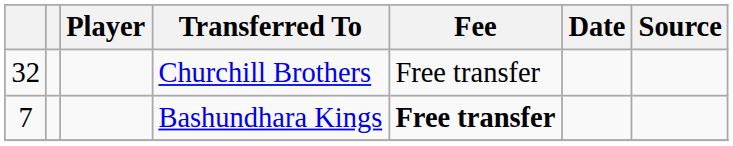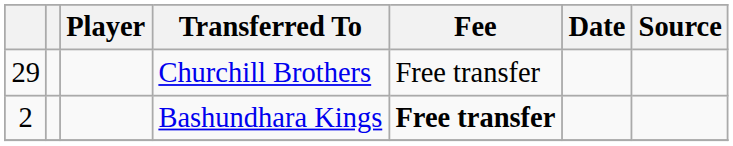(26, 72) 32 -> (26, 72) 29
(26, 117) 7 -> (26, 117) 2
